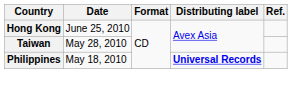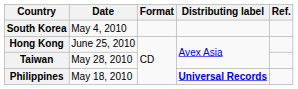+ row: (37, 28)
